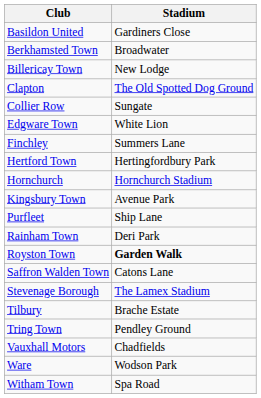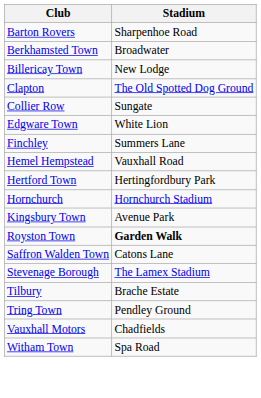+ row: (41, 32)
- row: (45, 32)
+ row: (50, 161)
- row: (26, 217)
- row: (43, 236)
- row: (19, 365)
